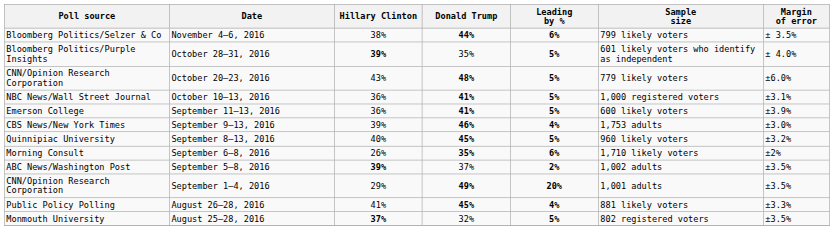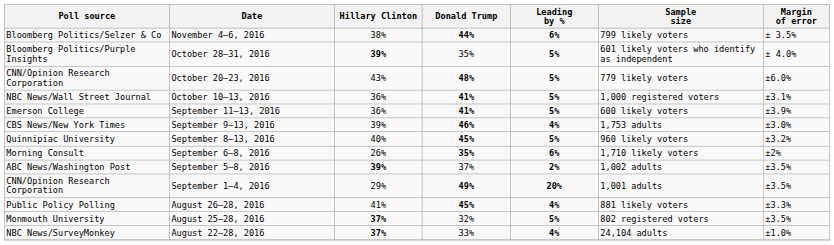+ row: (218, 233)
